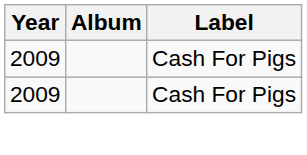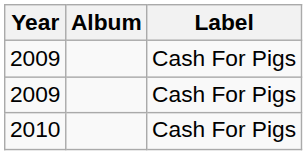+ row: (35, 130)
